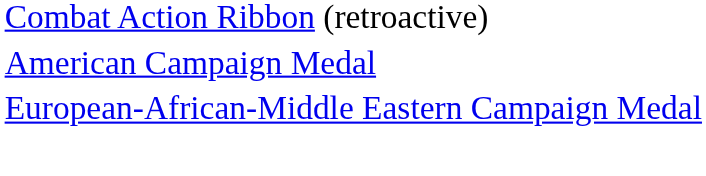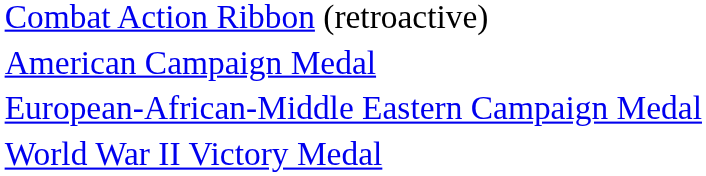+ row: (193, 154)
